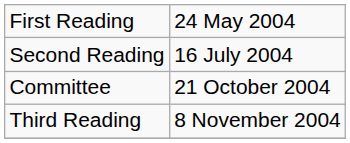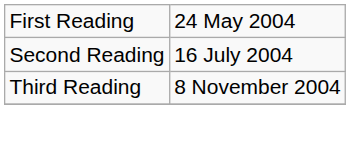- row: (60, 87)
